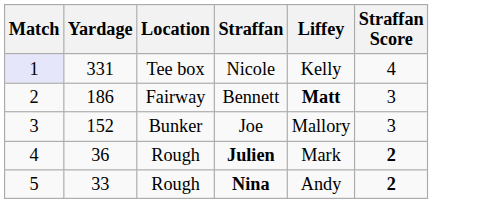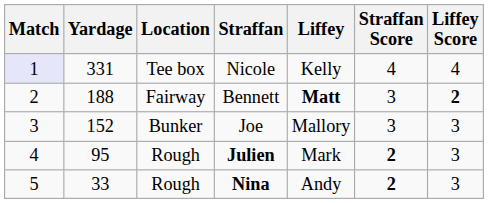+ column: (455, 29)
(100, 97) 186 -> (100, 97) 188
(100, 155) 36 -> (100, 155) 95
